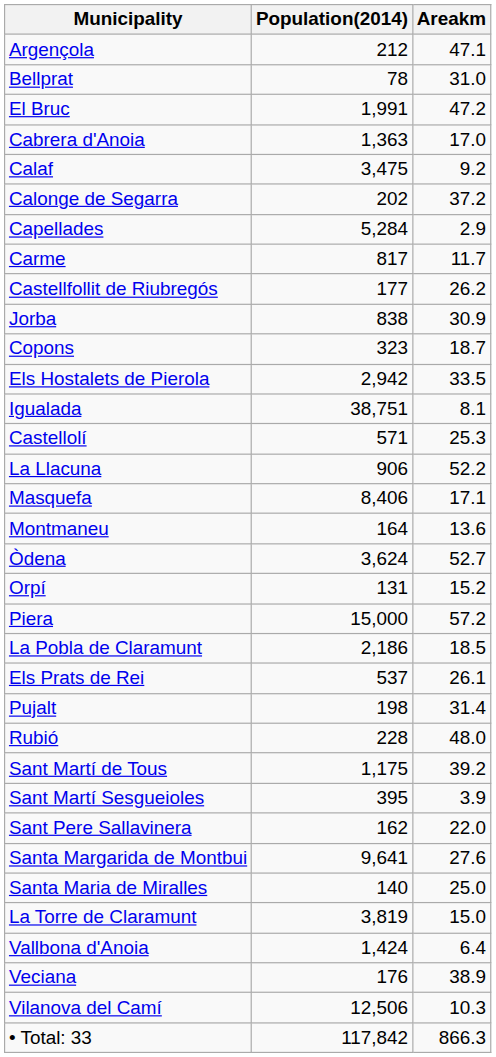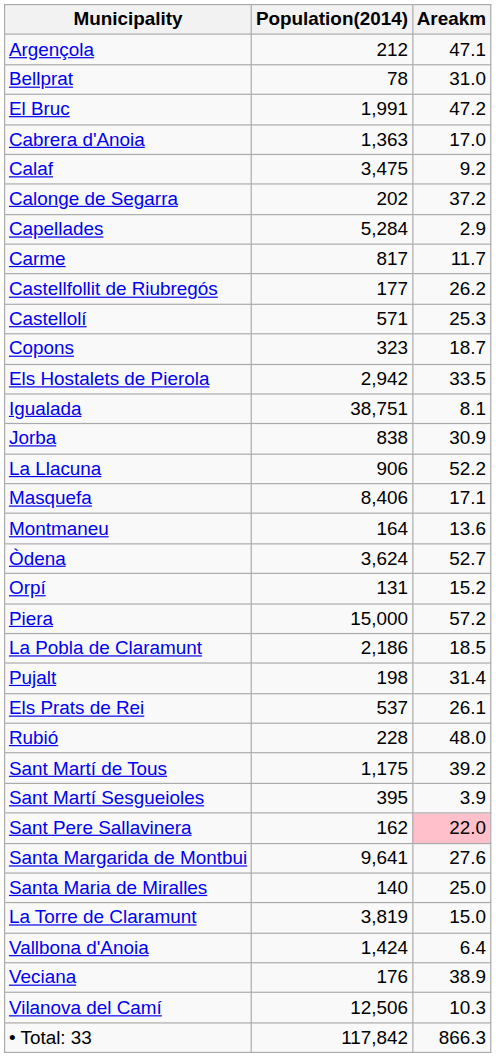rows swapped: (48, 438) <-> (33, 318)
rows swapped: (77, 678) <-> (33, 708)
(468, 827) no background -> (468, 827) pink background
